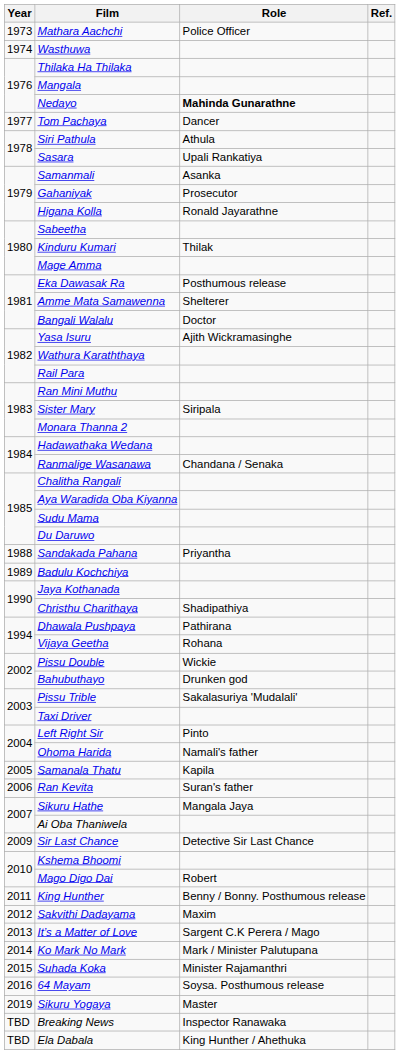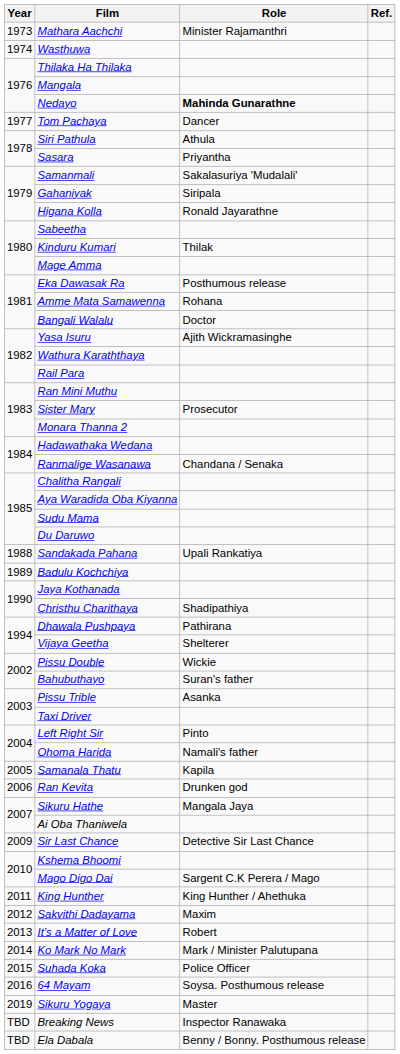(216, 31) Police Officer -> (235, 31) Minister Rajamanthri
(222, 157) Upali Rankatiya -> (207, 157) Priyantha
(202, 175) Asanka -> (240, 175) Sakalasuriya 'Mudalali'
(210, 193) Prosecutor -> (202, 193) Siripala
(206, 301) Shelterer -> (202, 301) Rohana
(202, 409) Siripala -> (210, 409) Prosecutor
(207, 553) Priyantha -> (222, 553) Upali Rankatiya
(202, 644) Rohana -> (206, 644) Shelterer
(215, 680) Drunken god -> (218, 680) Suran's father
(240, 698) Sakalasuriya 'Mudalali' -> (202, 698) Asanka
(218, 788) Suran's father -> (215, 788) Drunken god
(200, 878) Robert -> (251, 878) Sargent C.K Perera / Mago
(274, 896) Benny / Bonny. Posthumous release -> (244, 896) King Hunther / Ahethuka
(251, 932) Sargent C.K Perera / Mago -> (200, 932) Robert
(235, 968) Minister Rajamanthri -> (216, 968) Police Officer
(244, 1040) King Hunther / Ahethuka -> (274, 1040) Benny / Bonny. Posthumous release
